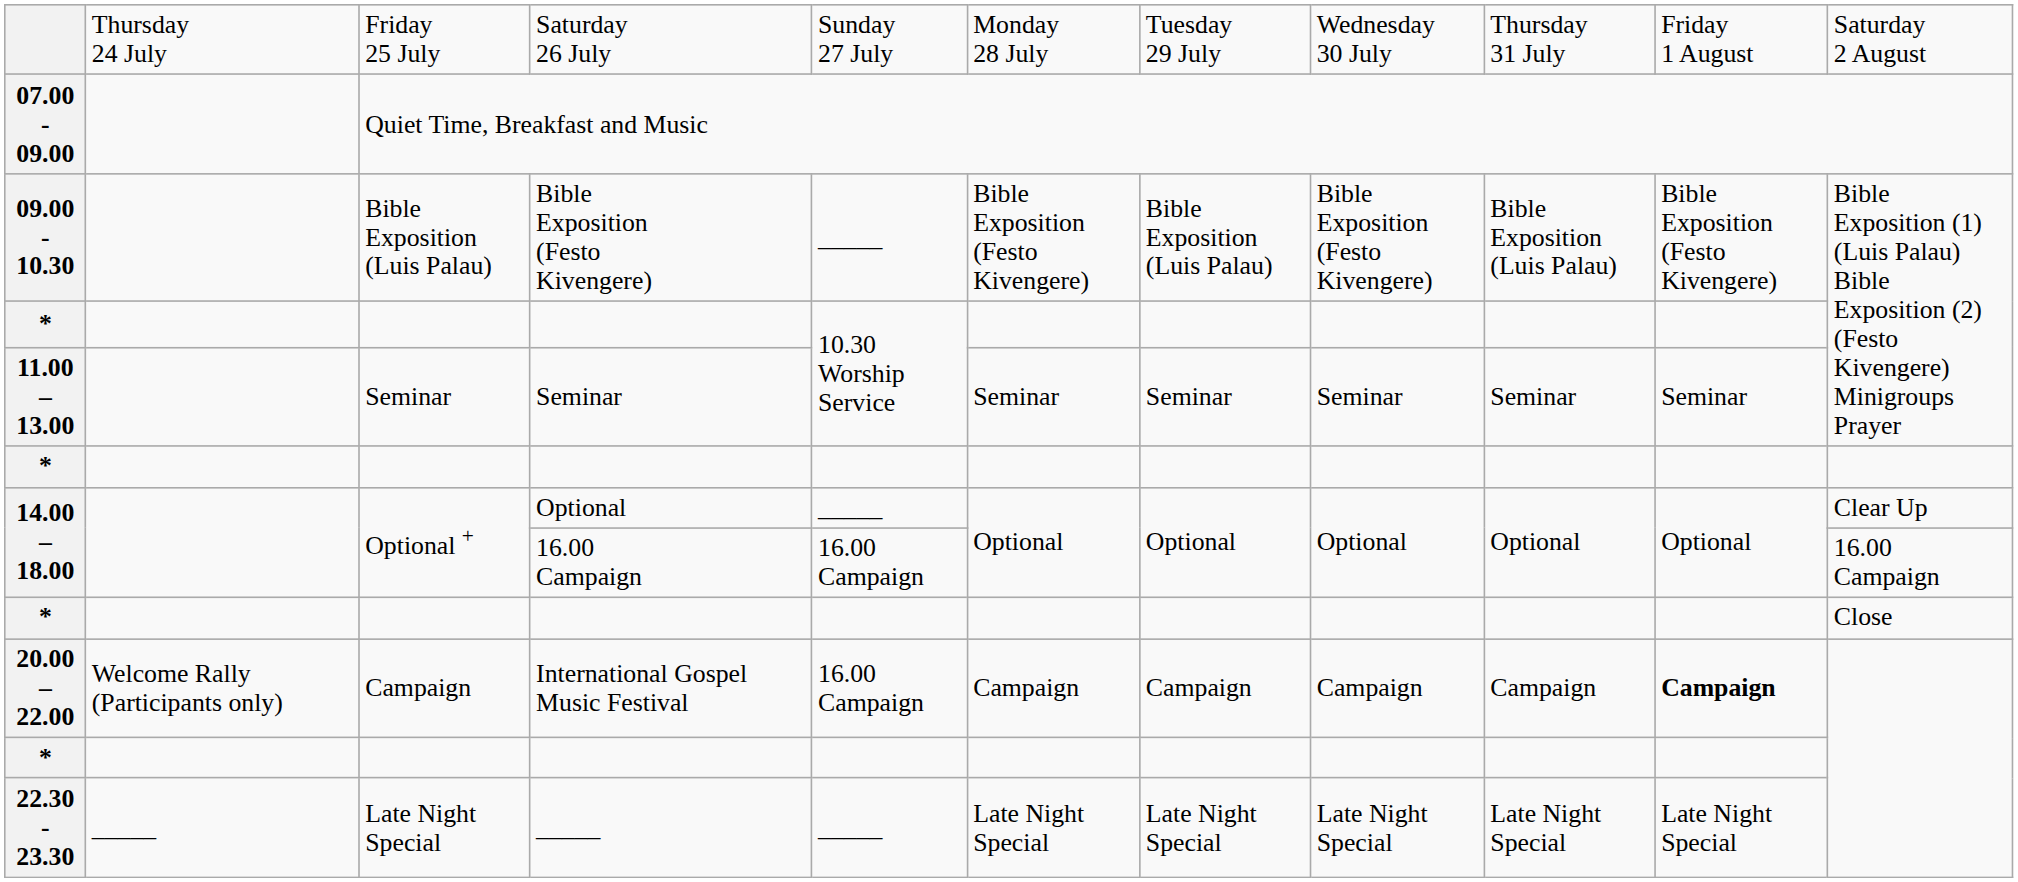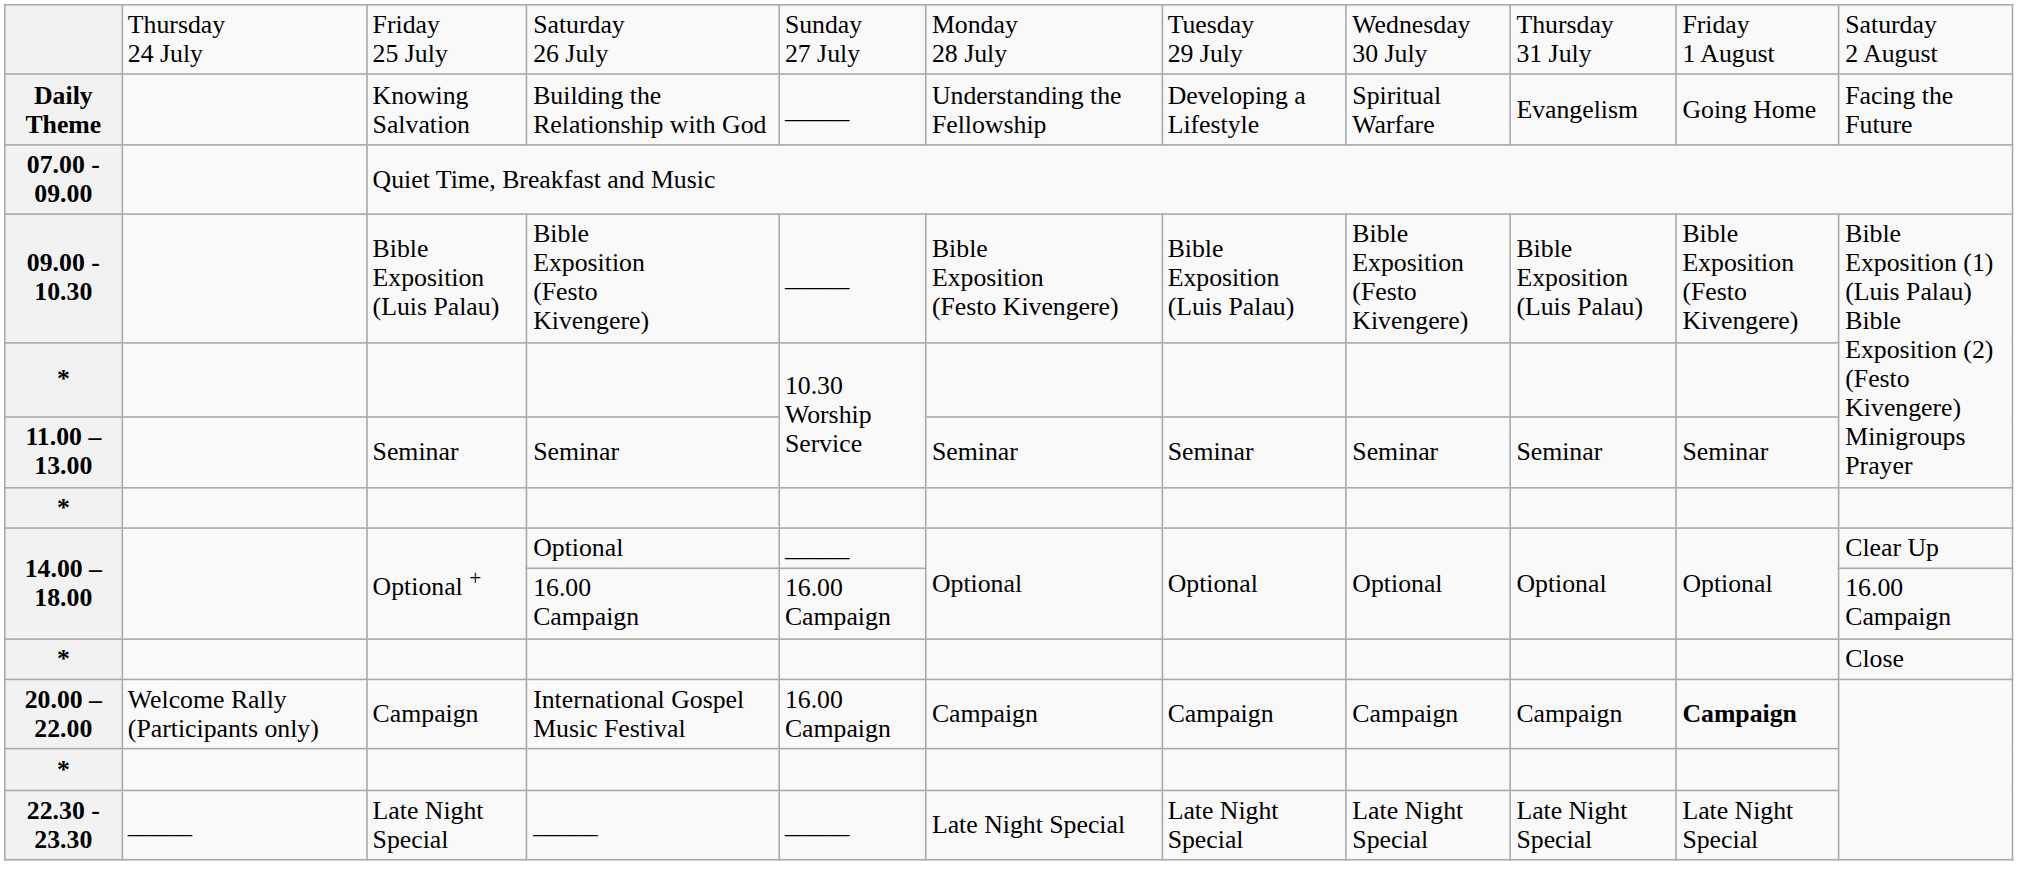+ row: (63, 109)
